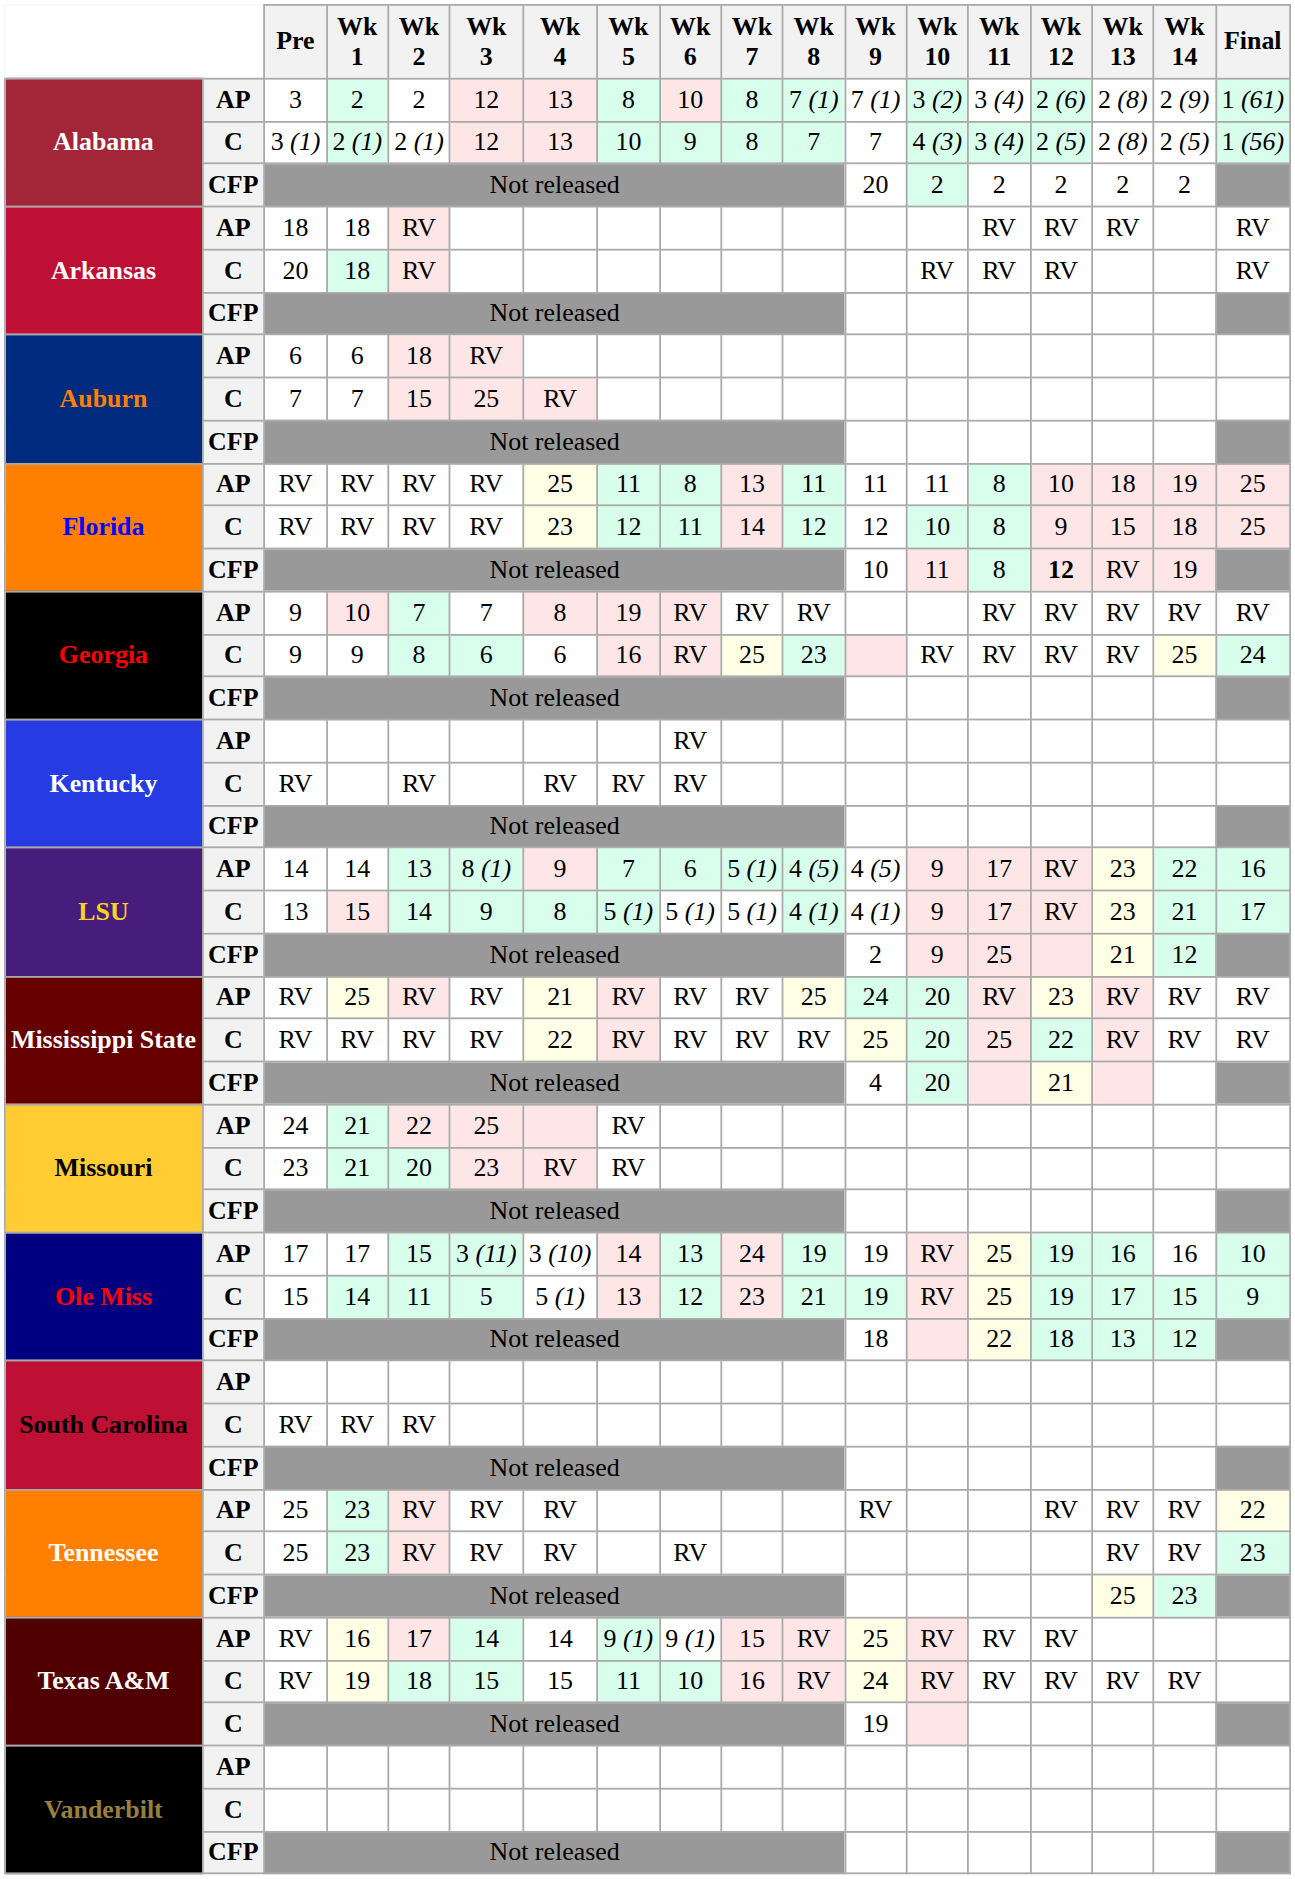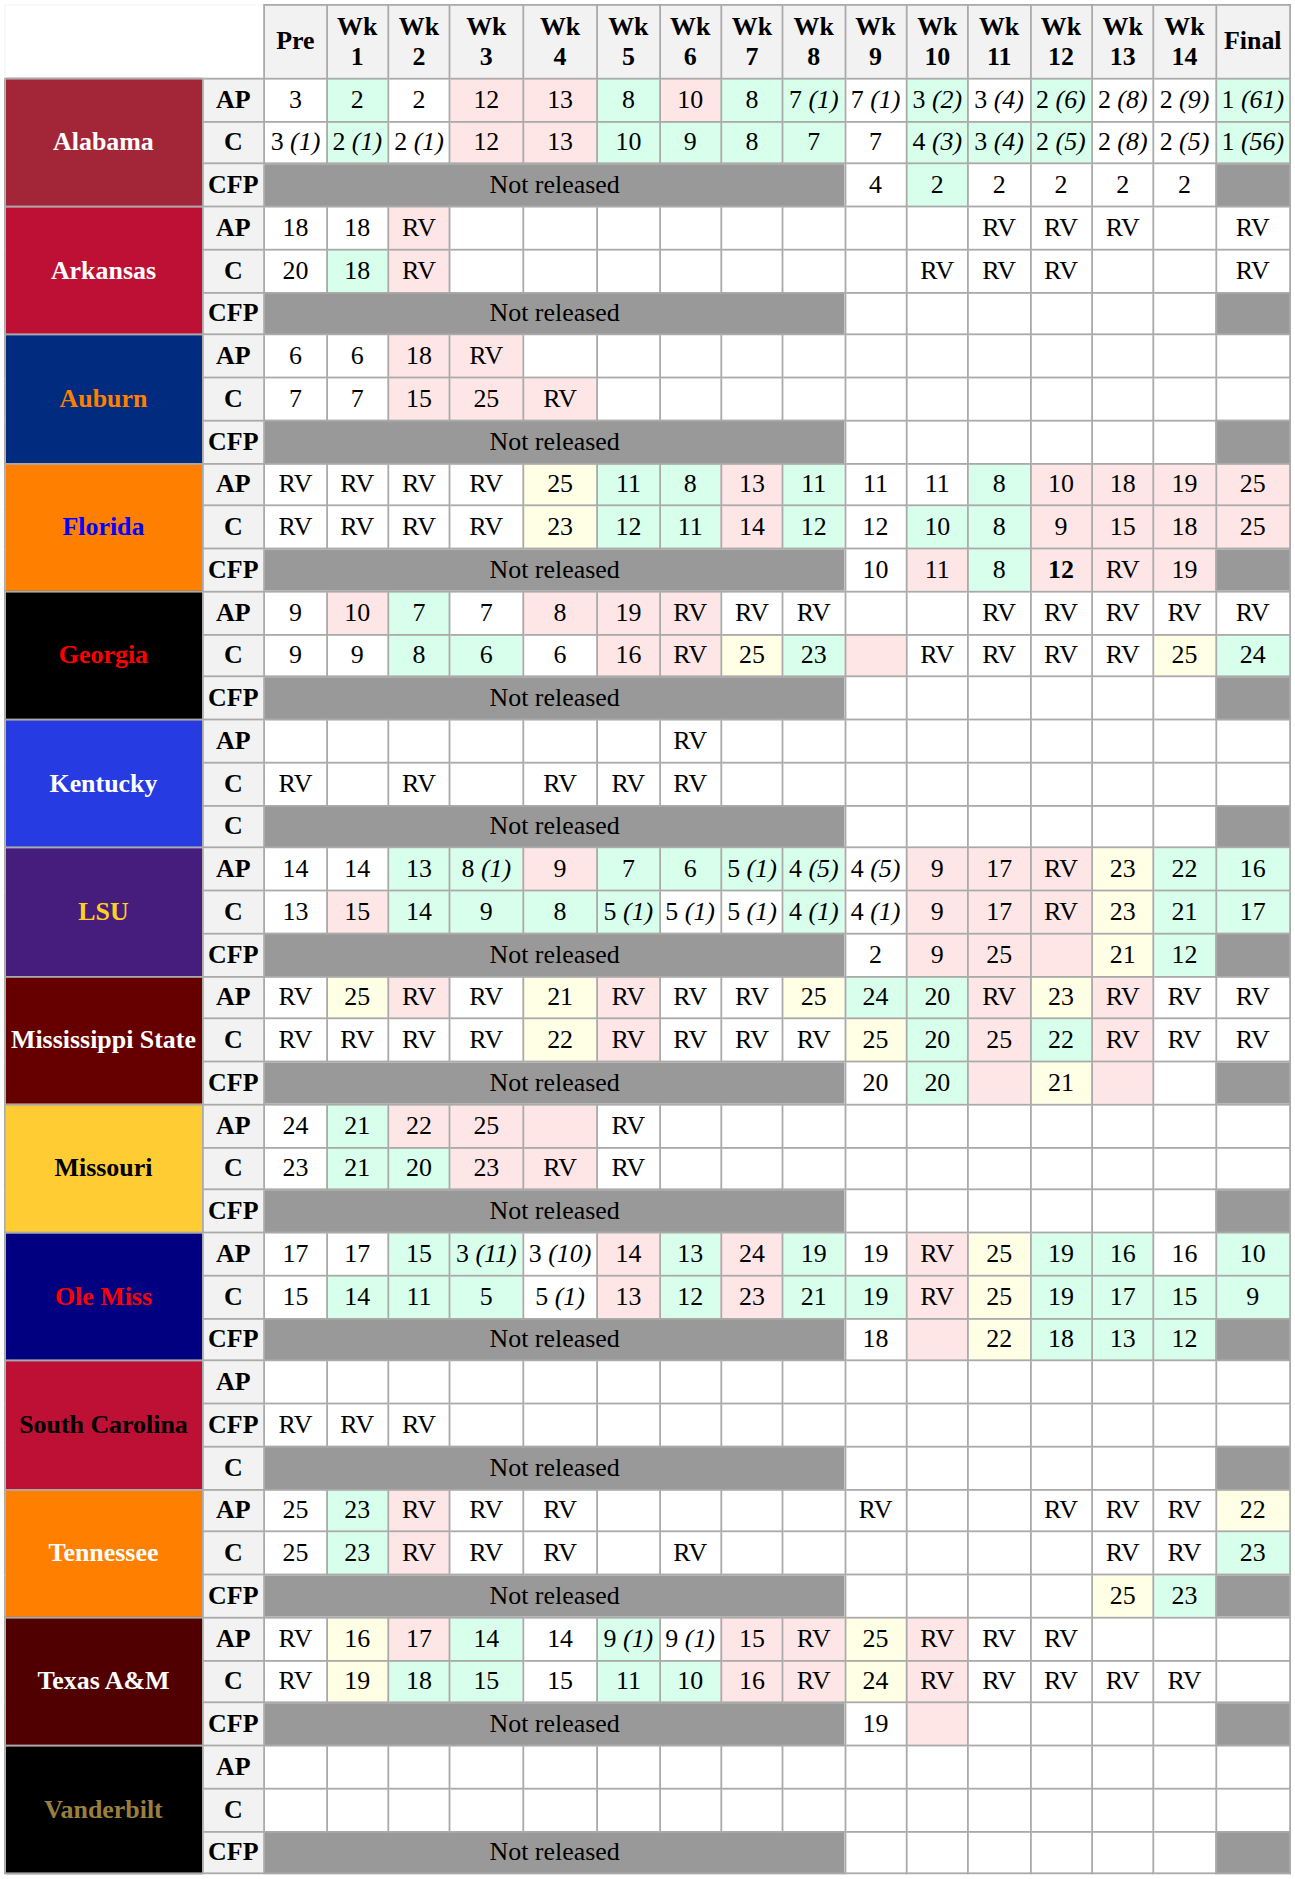(876, 185) 20 -> (876, 185) 4
(233, 826) CFP -> (233, 826) C
(876, 1082) 4 -> (876, 1082) 20
(233, 1424) C -> (233, 1424) CFP
(233, 1467) CFP -> (233, 1467) C
(233, 1724) C -> (233, 1724) CFP
